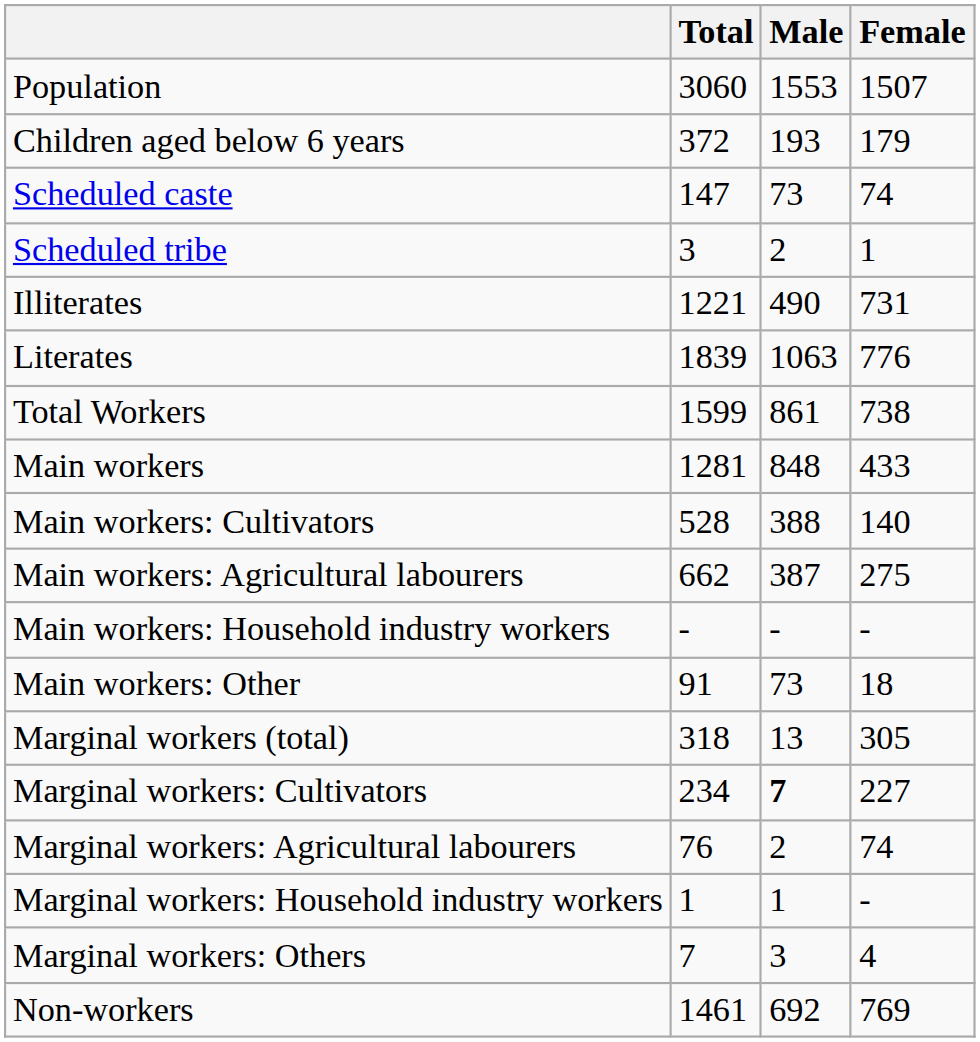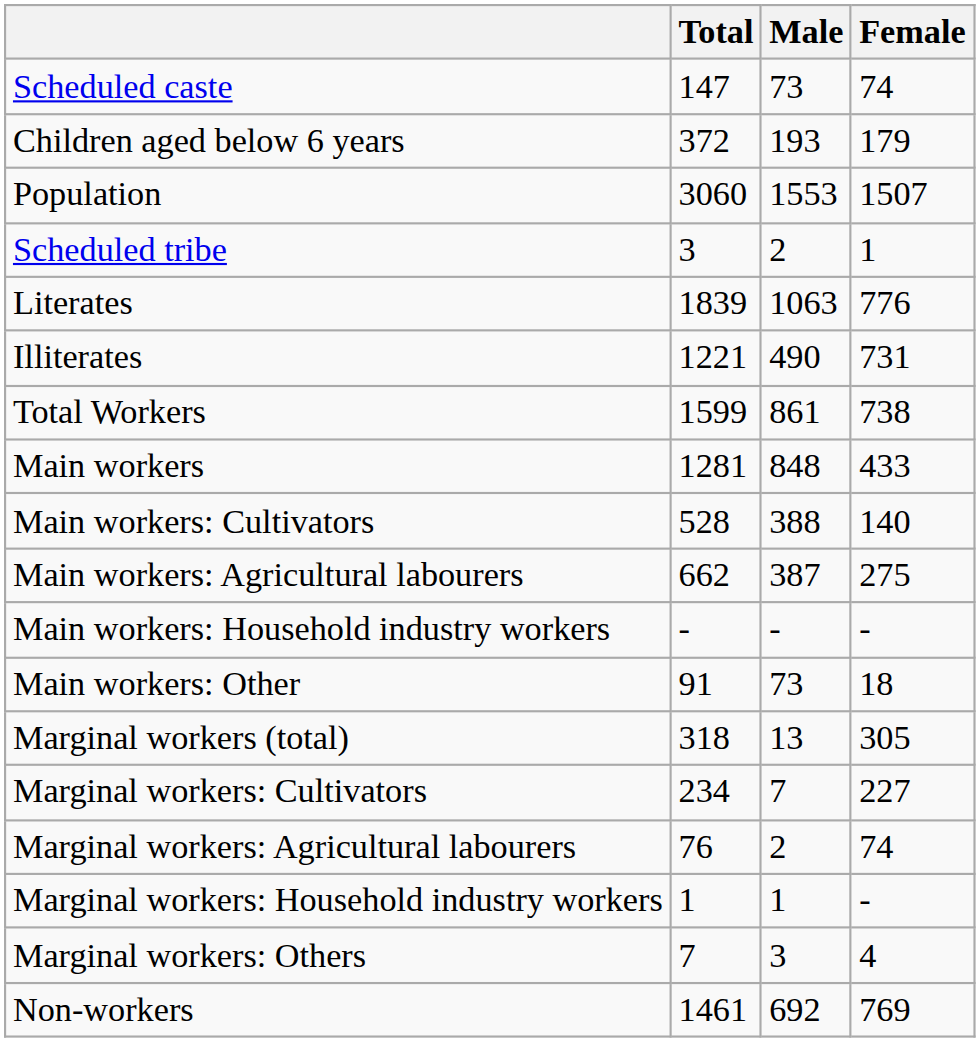rows swapped: (87, 85) <-> (123, 194)
rows swapped: (73, 357) <-> (78, 303)
(778, 791) bold -> (778, 791) normal
